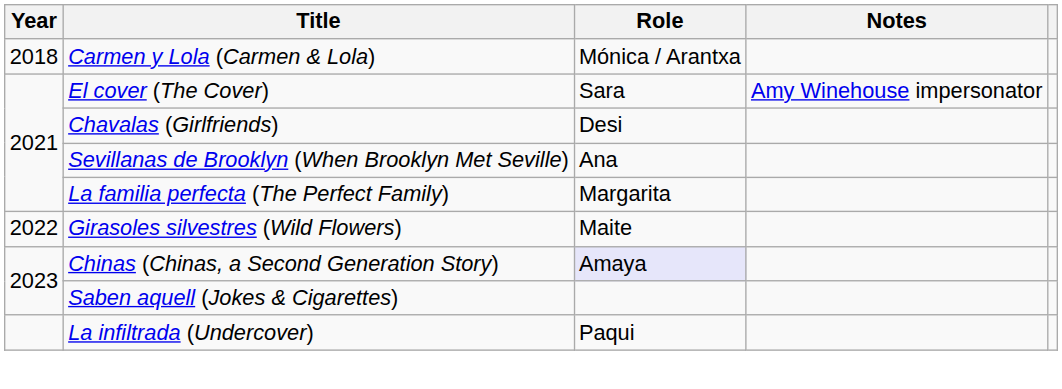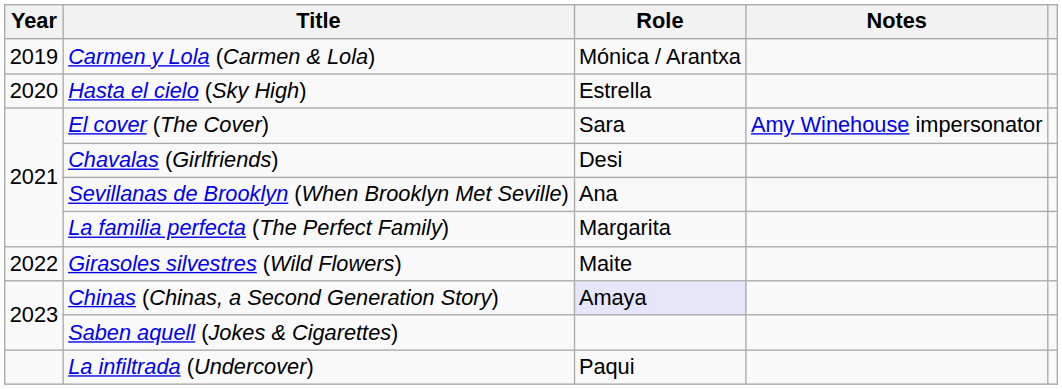(34, 56) 2018 -> (34, 56) 2019
+ row: (187, 90)
